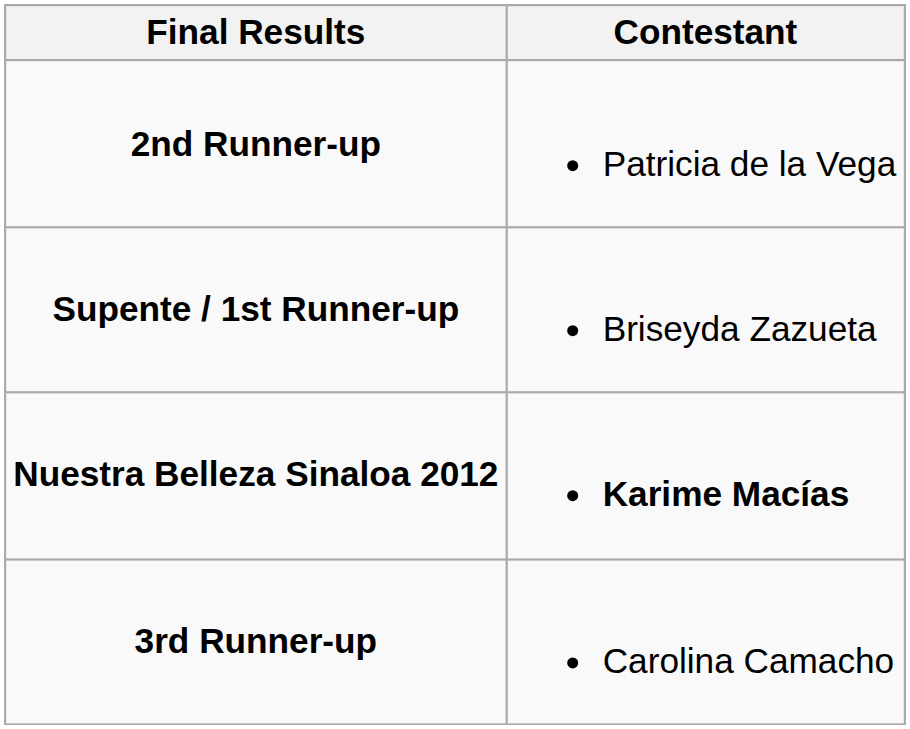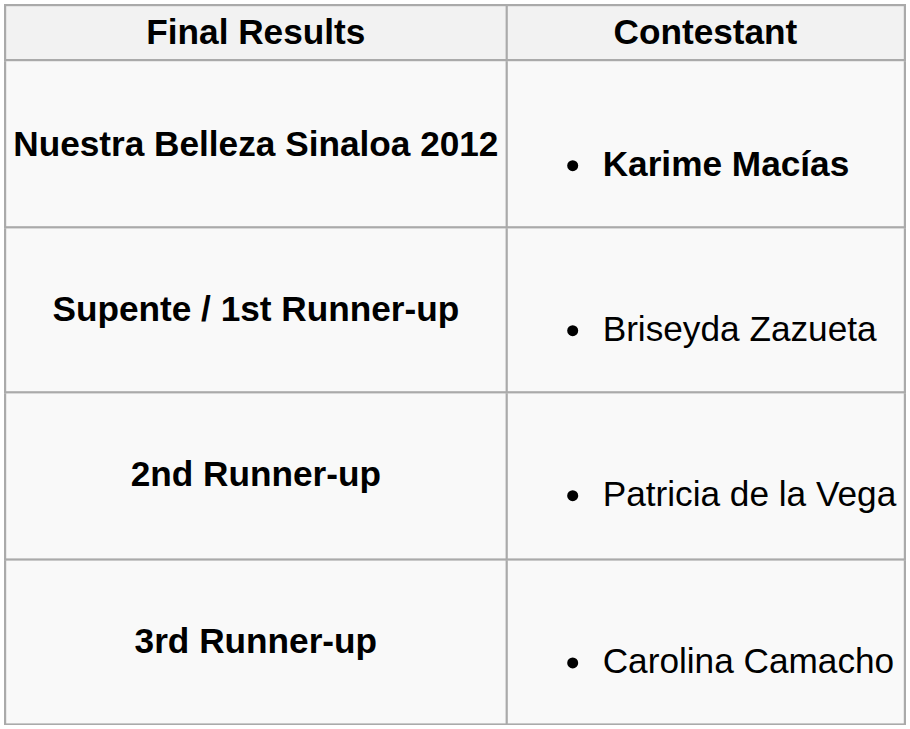rows swapped: (256, 474) <-> (256, 143)
